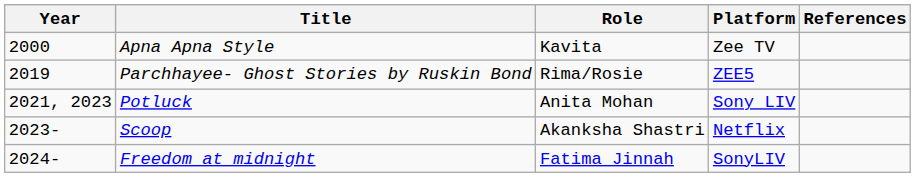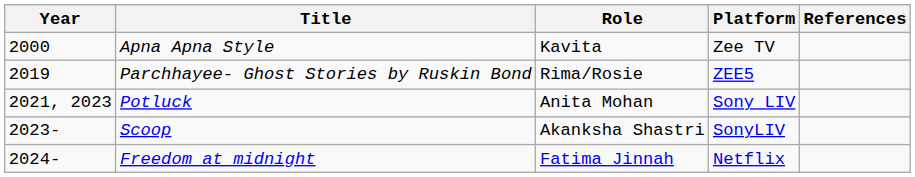(749, 131) Netflix -> (749, 131) SonyLIV
(749, 158) SonyLIV -> (749, 158) Netflix
